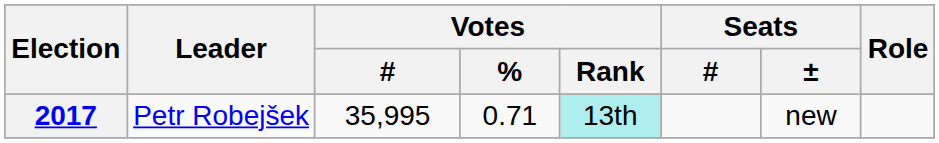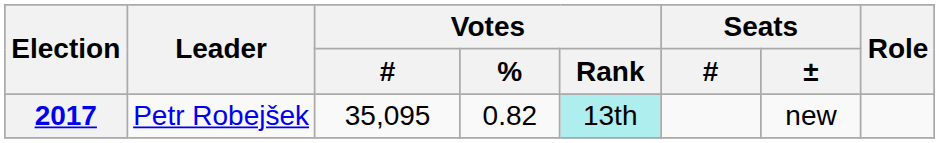(388, 115) 35,995 -> (388, 115) 35,095
(510, 115) 0.71 -> (510, 115) 0.82
